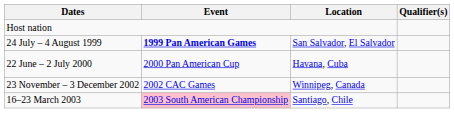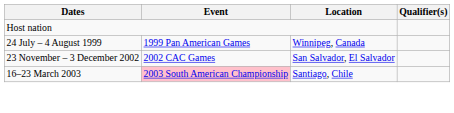(200, 43) bold -> (197, 43) normal
(344, 43) San Salvador, El Salvador -> (329, 43) Winnipeg, Canada
- row: (49, 64)
(329, 85) Winnipeg, Canada -> (344, 58) San Salvador, El Salvador
